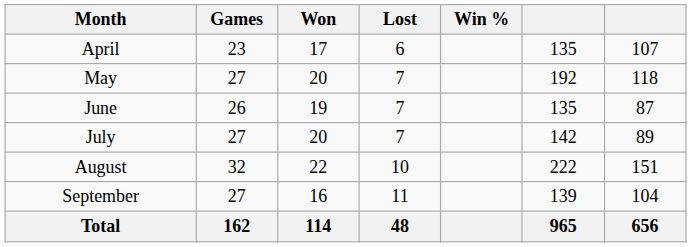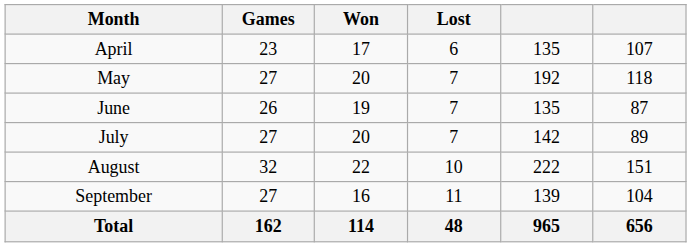- column: (482, 19)
